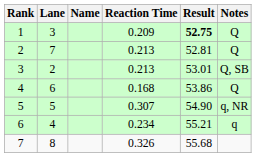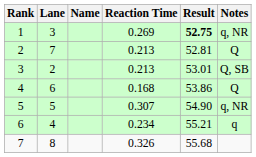(141, 32) 0.209 -> (141, 32) 0.269
(234, 32) Q -> (234, 32) q, NR
